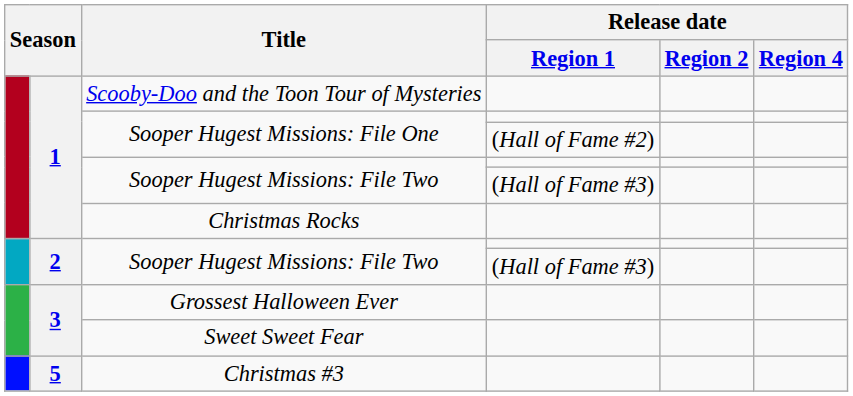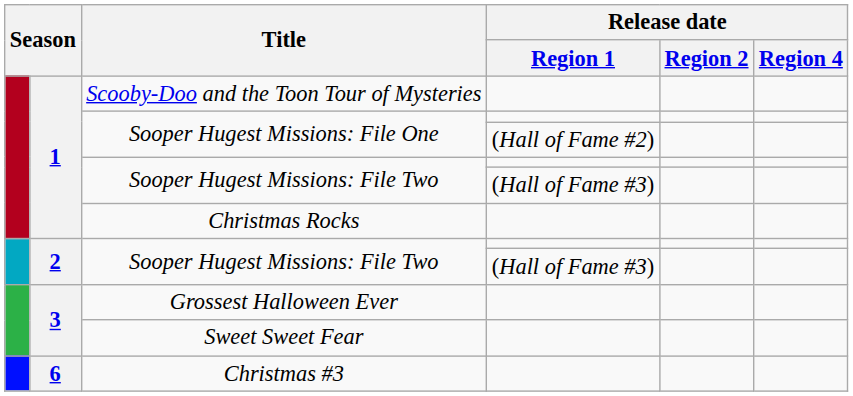(55, 372) 5 -> (55, 372) 6
